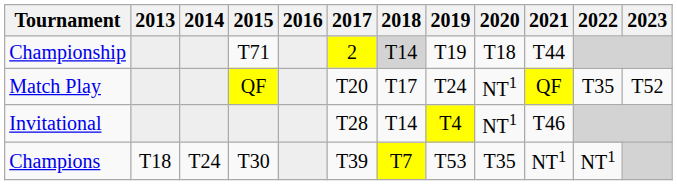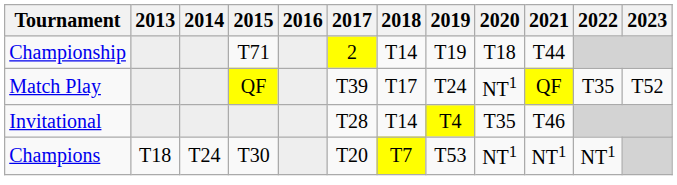(401, 52) lightgrey background -> (401, 52) no background
(352, 86) T20 -> (352, 86) T39
(500, 123) NT1 -> (500, 120) T35
(352, 160) T39 -> (352, 155) T20
(500, 160) T35 -> (500, 155) NT1
